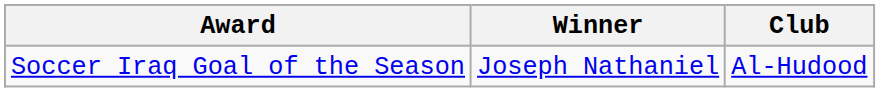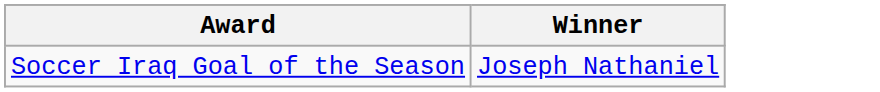- column: (799, 26)
